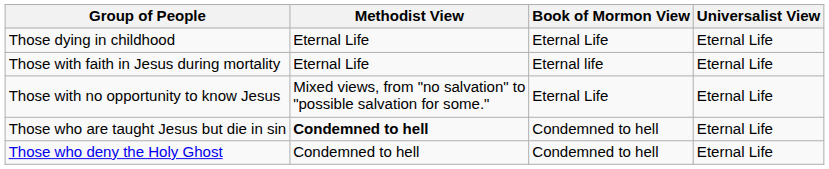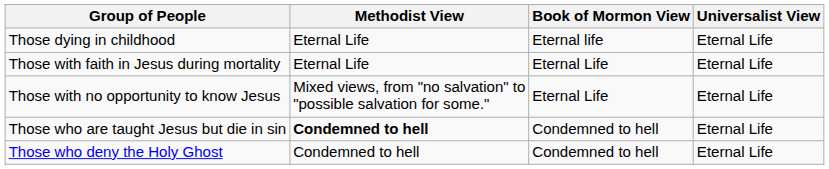(570, 40) Eternal Life -> (568, 40) Eternal life
(568, 64) Eternal life -> (570, 64) Eternal Life
